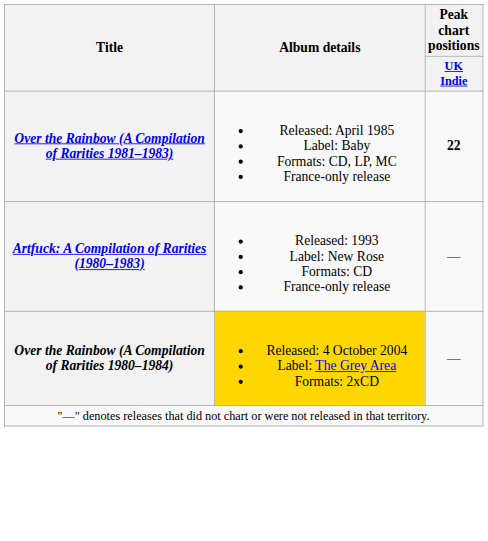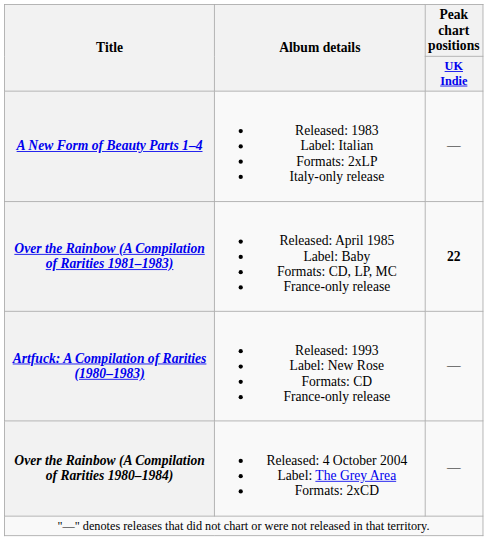+ row: (110, 146)
(320, 366) gold background -> (320, 476) no background
